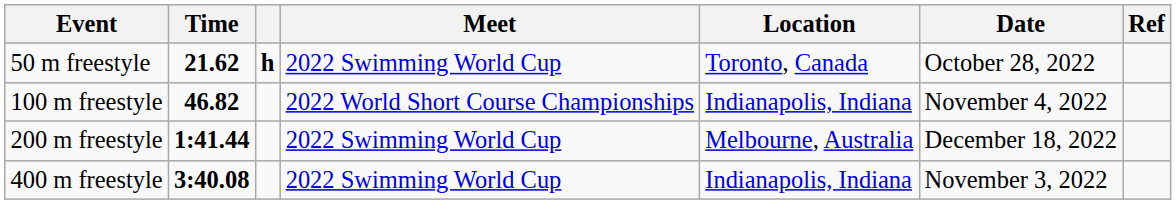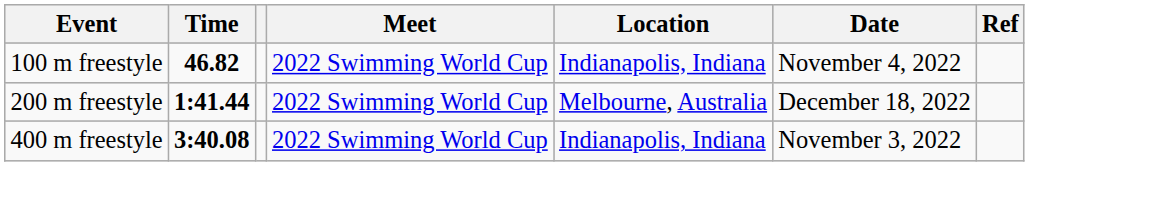- row: (80, 62)
(490, 101) 2022 World Short Course Championships -> (410, 62) 2022 Swimming World Cup
